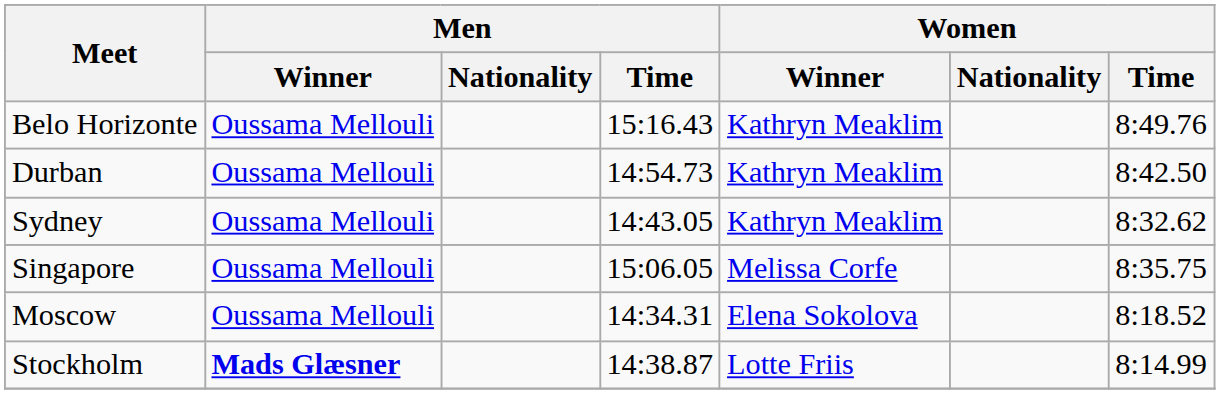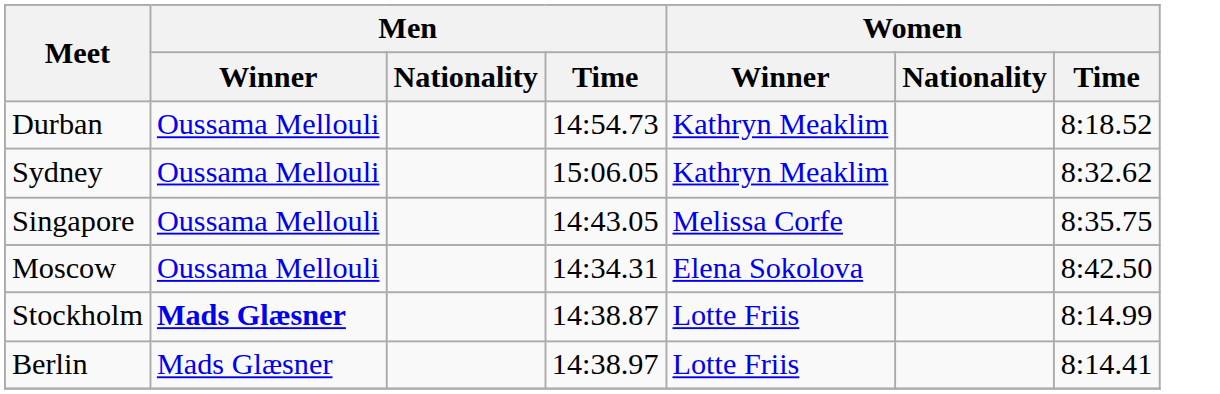- row: (105, 124)
(1161, 172) 8:42.50 -> (1107, 124) 8:18.52
(660, 220) 14:43.05 -> (605, 172) 15:06.05
(660, 268) 15:06.05 -> (605, 220) 14:43.05
(1161, 316) 8:18.52 -> (1107, 268) 8:42.50
+ row: (50, 364)
